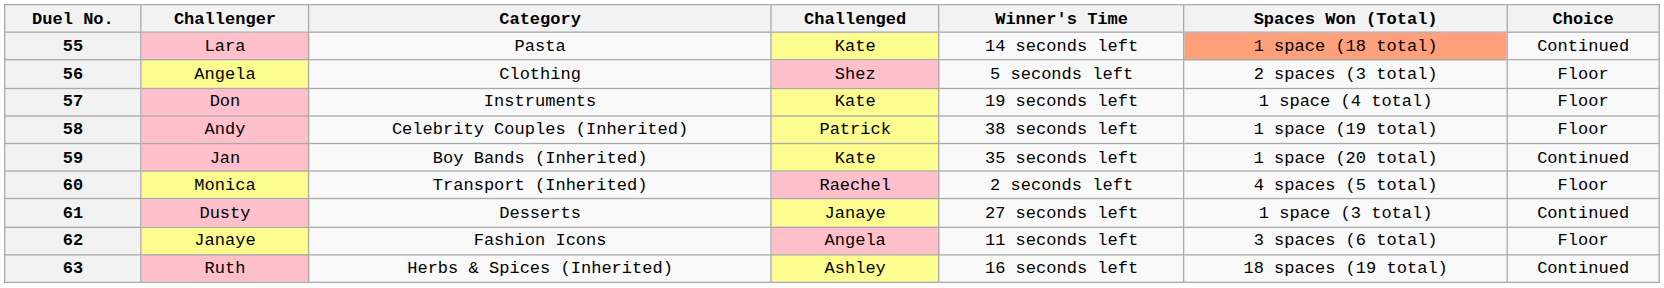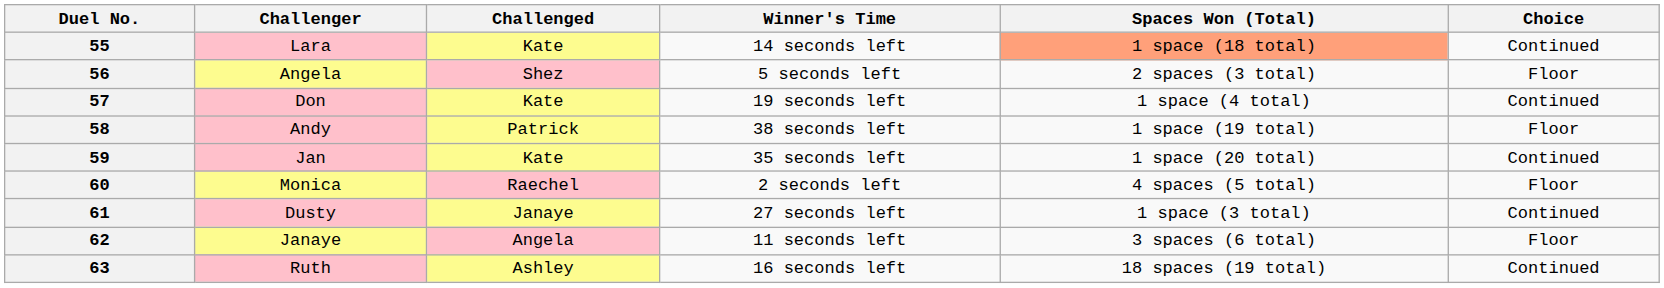- column: (540, 19)
(1583, 102) Floor -> (1554, 102) Continued
